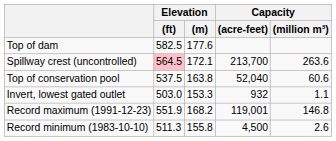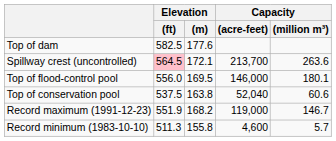+ row: (62, 78)
- row: (66, 95)
(250, 111) 119,001 -> (250, 111) 119,000
(316, 111) 146.8 -> (316, 111) 146.7
(255, 128) 4,500 -> (255, 128) 4,600
(322, 128) 2.6 -> (322, 128) 5.7
